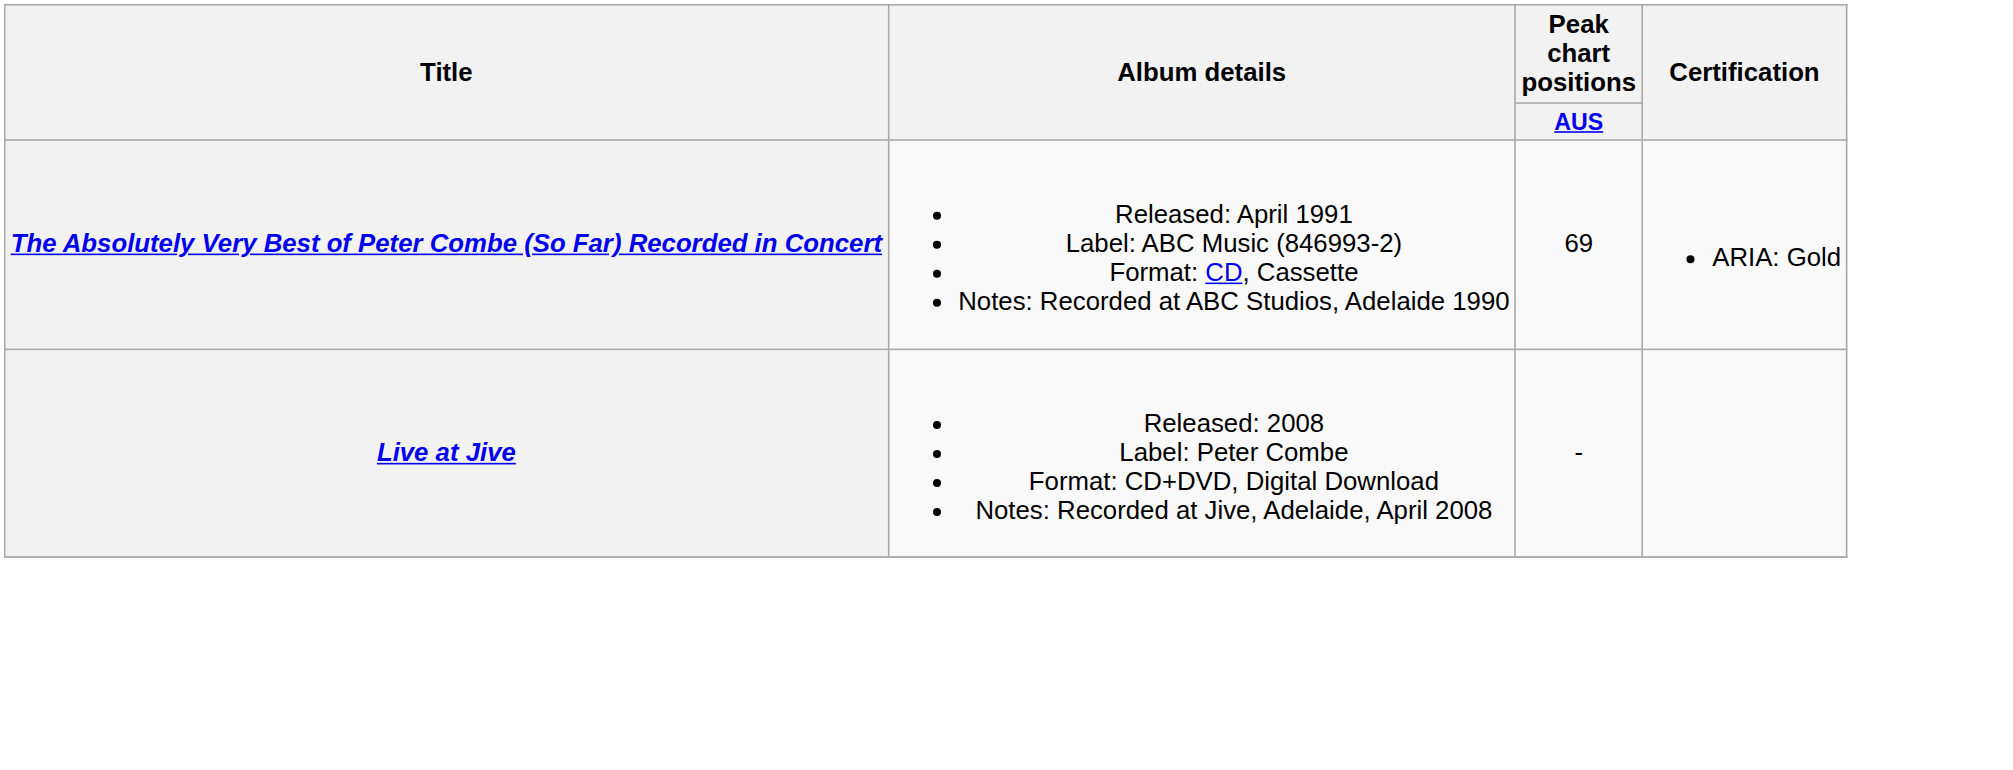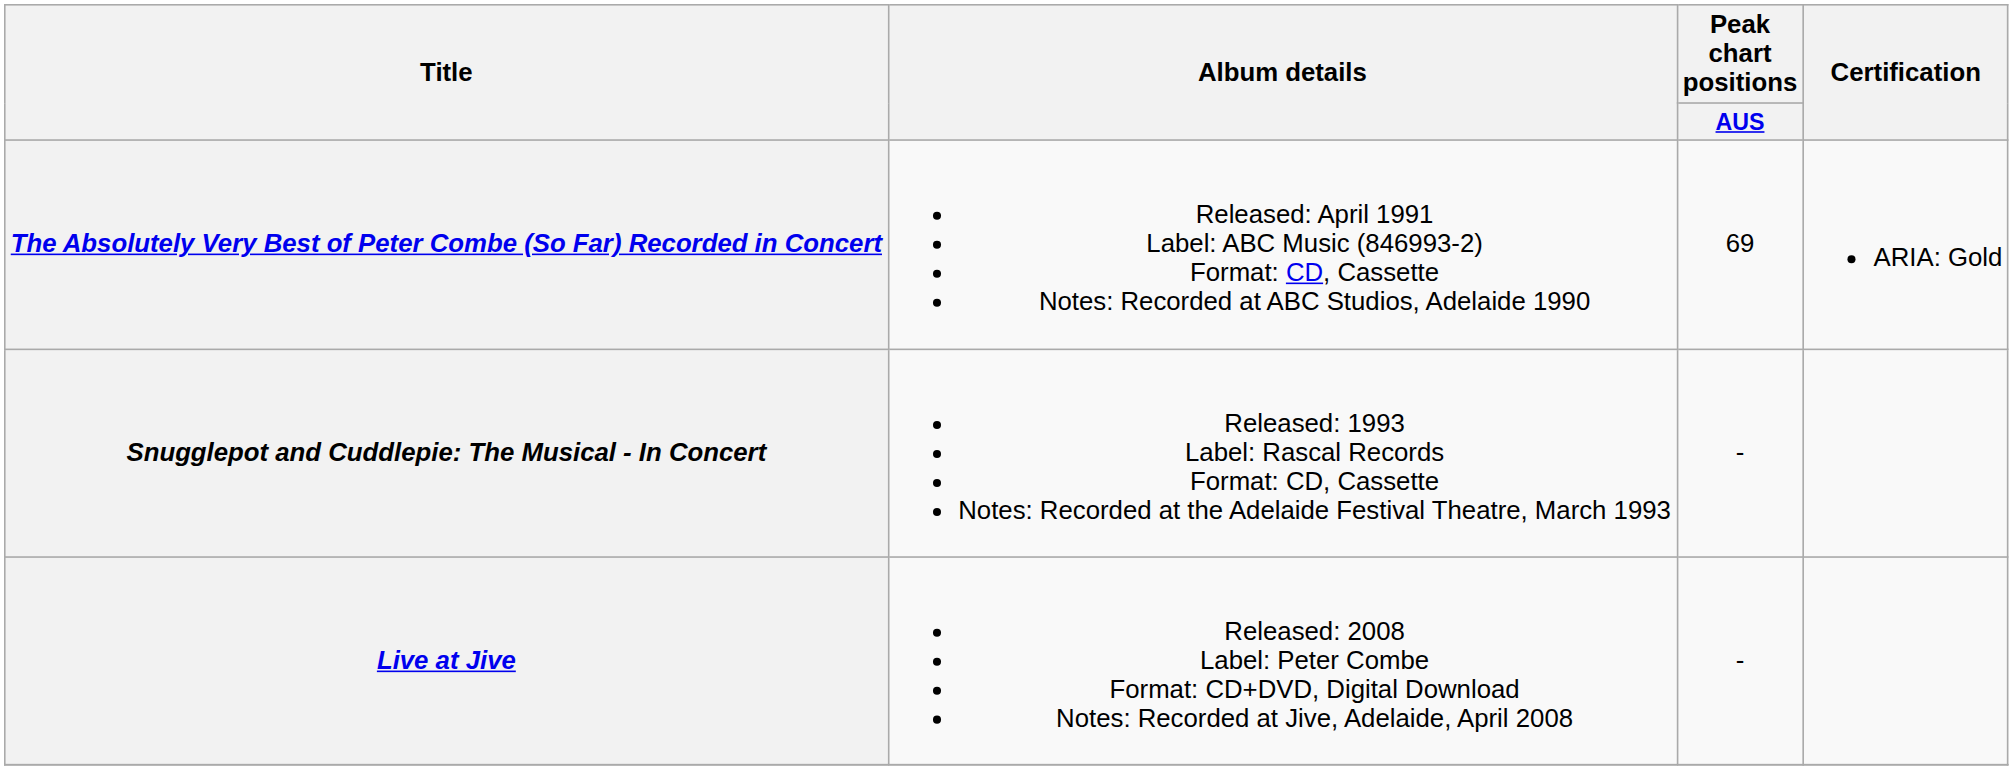+ row: (446, 452)
